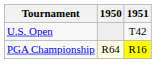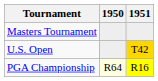+ row: (52, 31)
(138, 31) no background -> (140, 49) gold background
